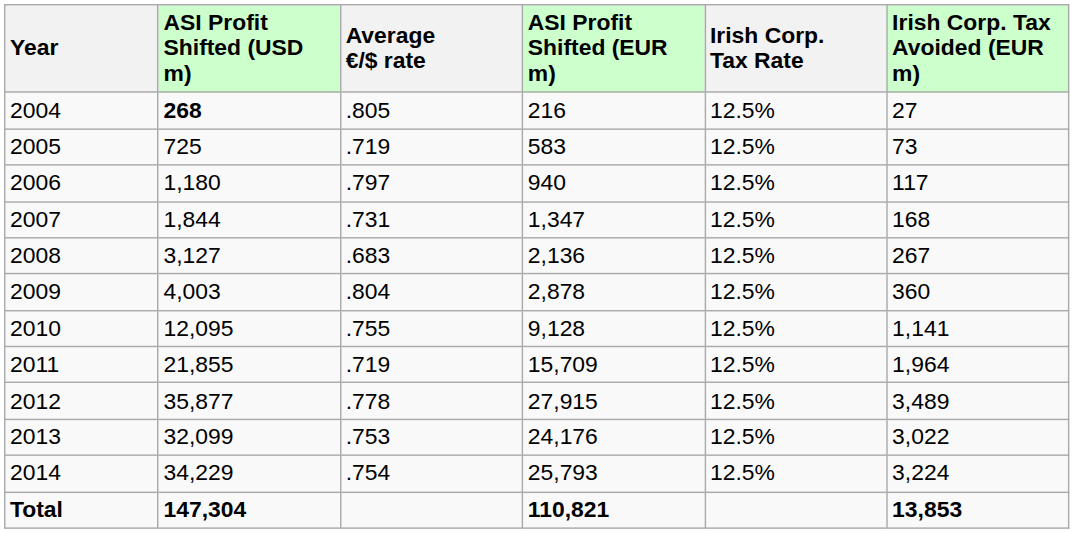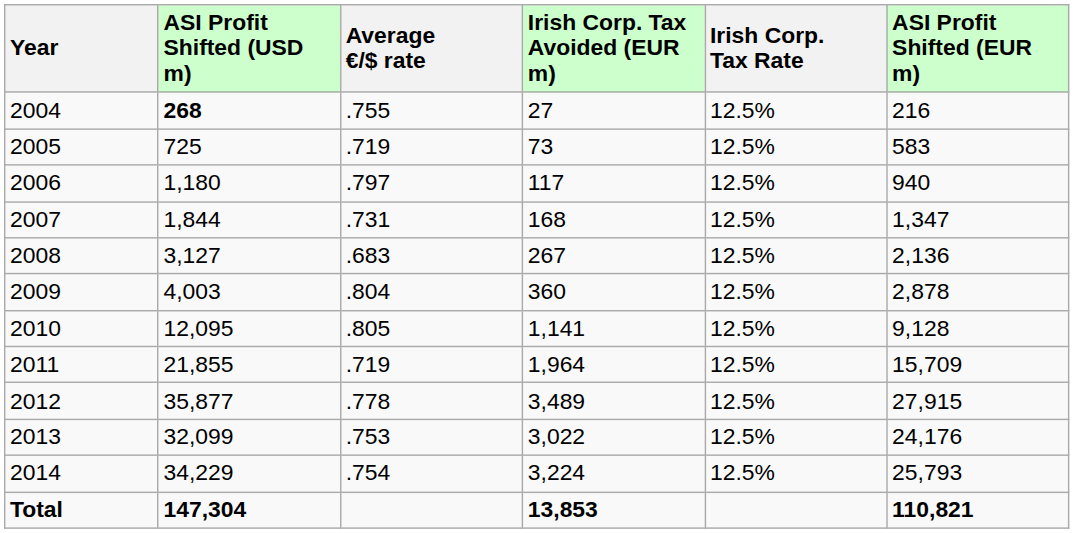columns swapped: (598, 48) <-> (971, 48)
(368, 110) .805 -> (368, 110) .755
(368, 328) .755 -> (368, 328) .805
